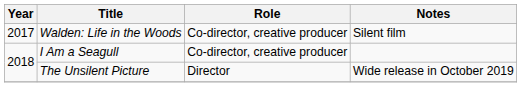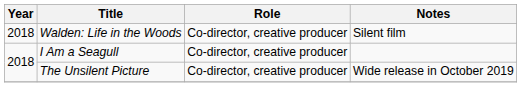(21, 33) 2017 -> (21, 33) 2018
(208, 71) Director -> (267, 71) Co-director, creative producer
